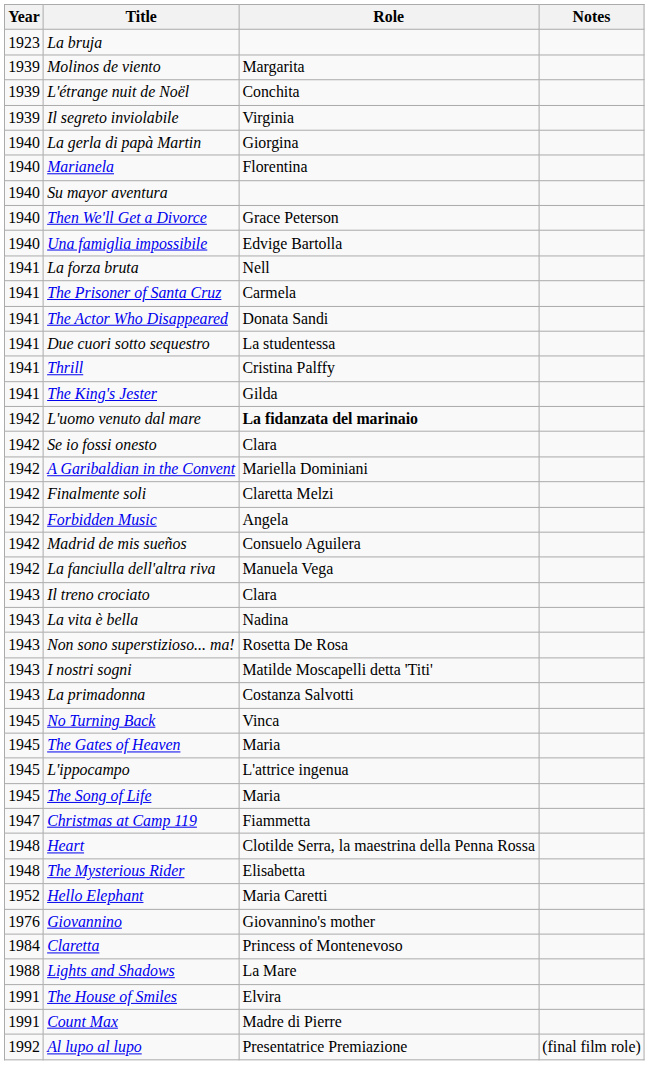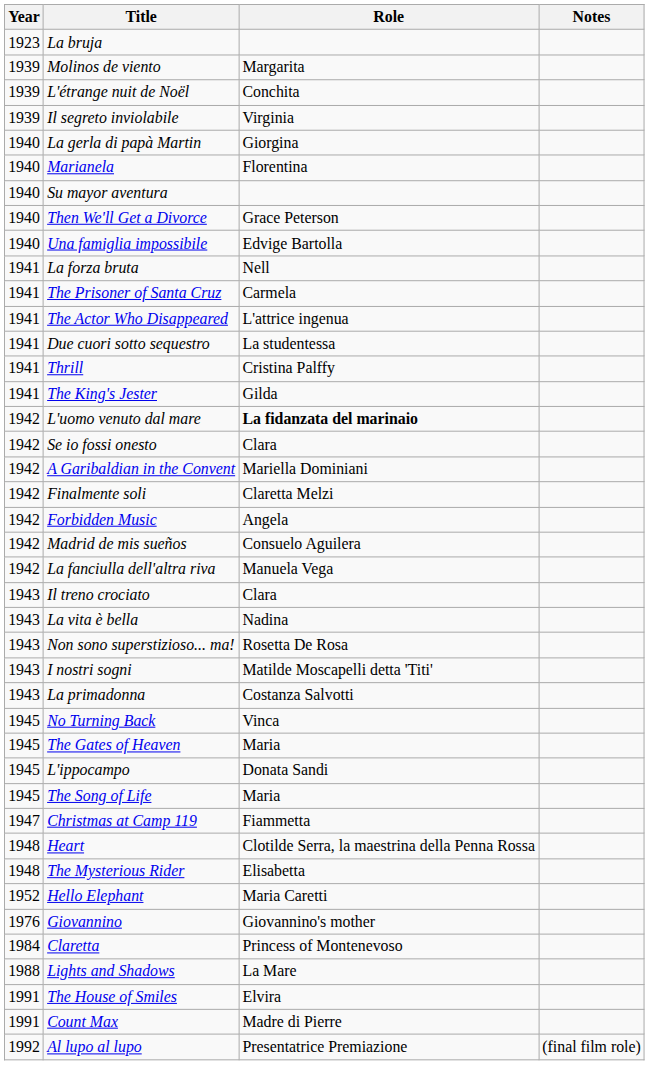(285, 318) Donata Sandi -> (296, 318) L'attrice ingenua
(296, 770) L'attrice ingenua -> (285, 770) Donata Sandi
